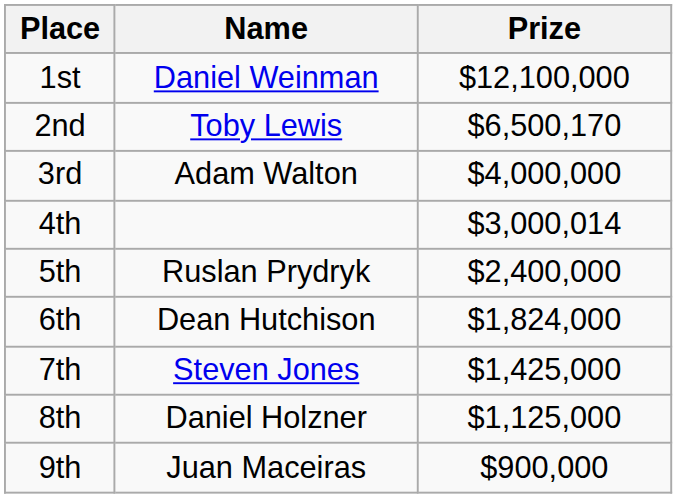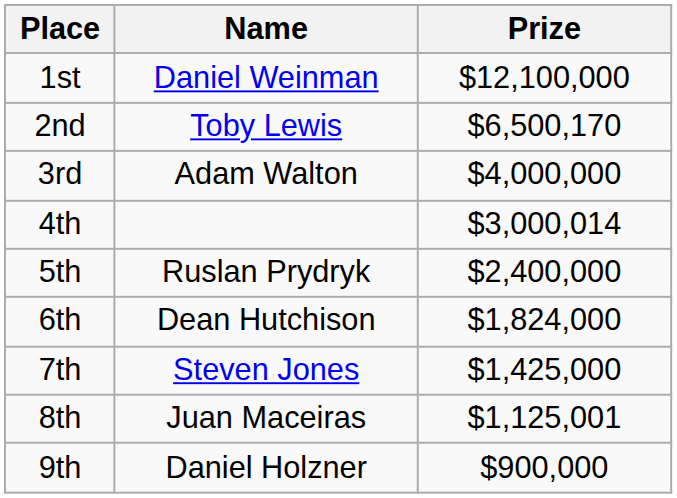(266, 418) Daniel Holzner -> (266, 418) Juan Maceiras
(544, 418) $1,125,000 -> (544, 418) $1,125,001
(266, 467) Juan Maceiras -> (266, 467) Daniel Holzner
